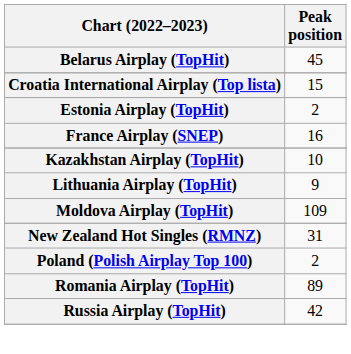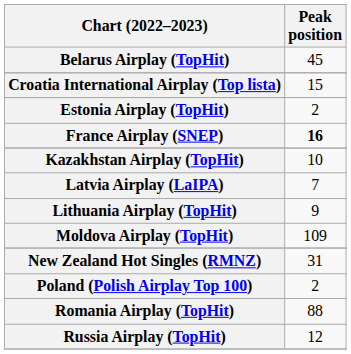(315, 135) normal -> (315, 135) bold
+ row: (145, 185)
(315, 286) 89 -> (315, 311) 88
(315, 311) 42 -> (315, 336) 12
